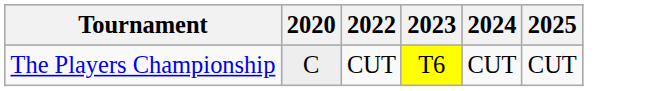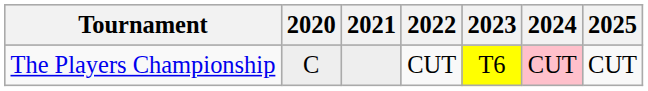+ column: (371, 24)
(492, 65) no background -> (552, 65) pink background
